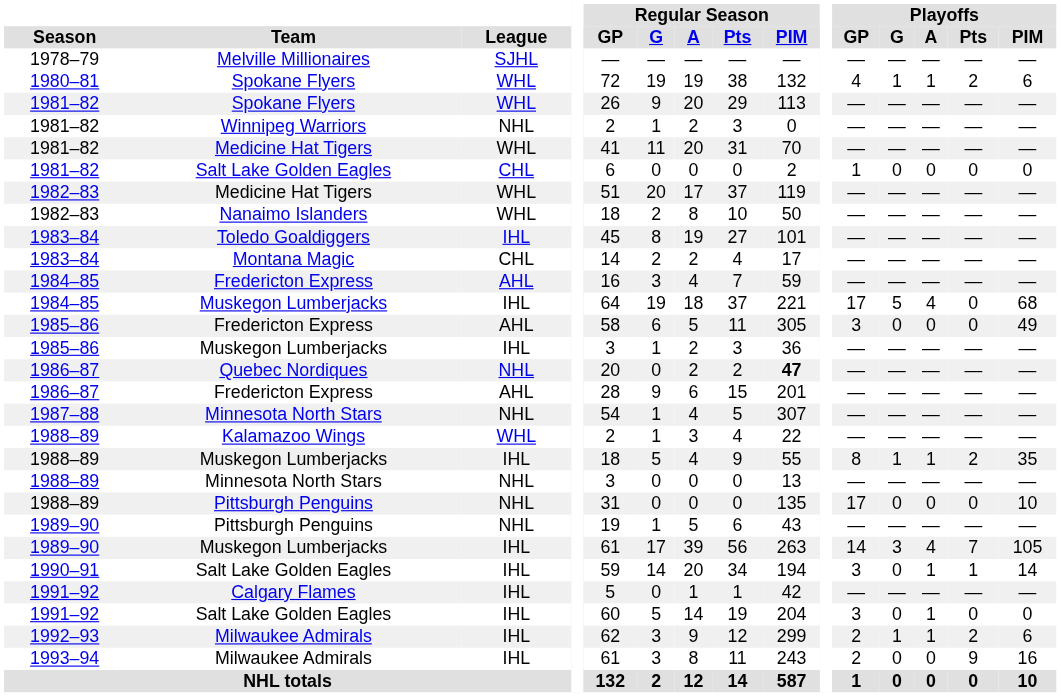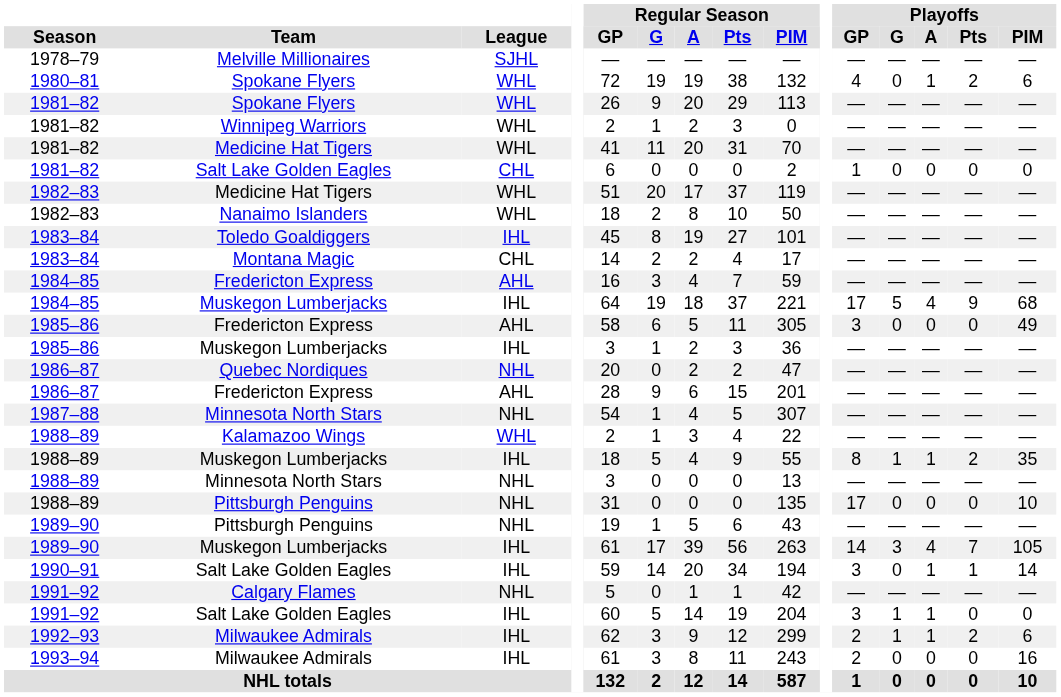(897, 81) 1 -> (897, 81) 0
(516, 126) NHL -> (516, 126) WHL
(973, 303) 0 -> (973, 303) 9
(792, 370) bold -> (792, 370) normal
(516, 592) IHL -> (516, 592) NHL
(897, 614) 0 -> (897, 614) 1
(973, 658) 9 -> (973, 658) 0
